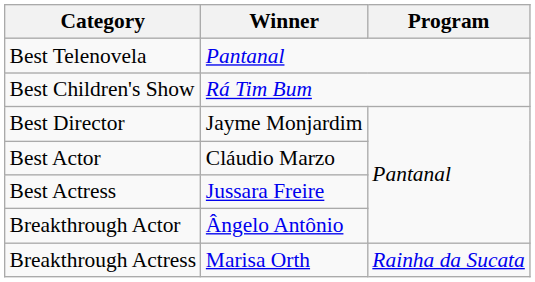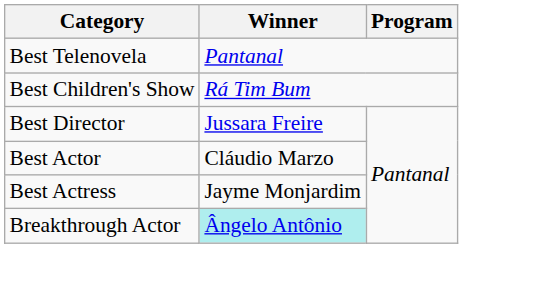(284, 123) Jayme Monjardim -> (264, 123) Jussara Freire
(265, 191) Jussara Freire -> (283, 191) Jayme Monjardim
(275, 225) no background -> (273, 225) paleturquoise background
- row: (103, 259)
